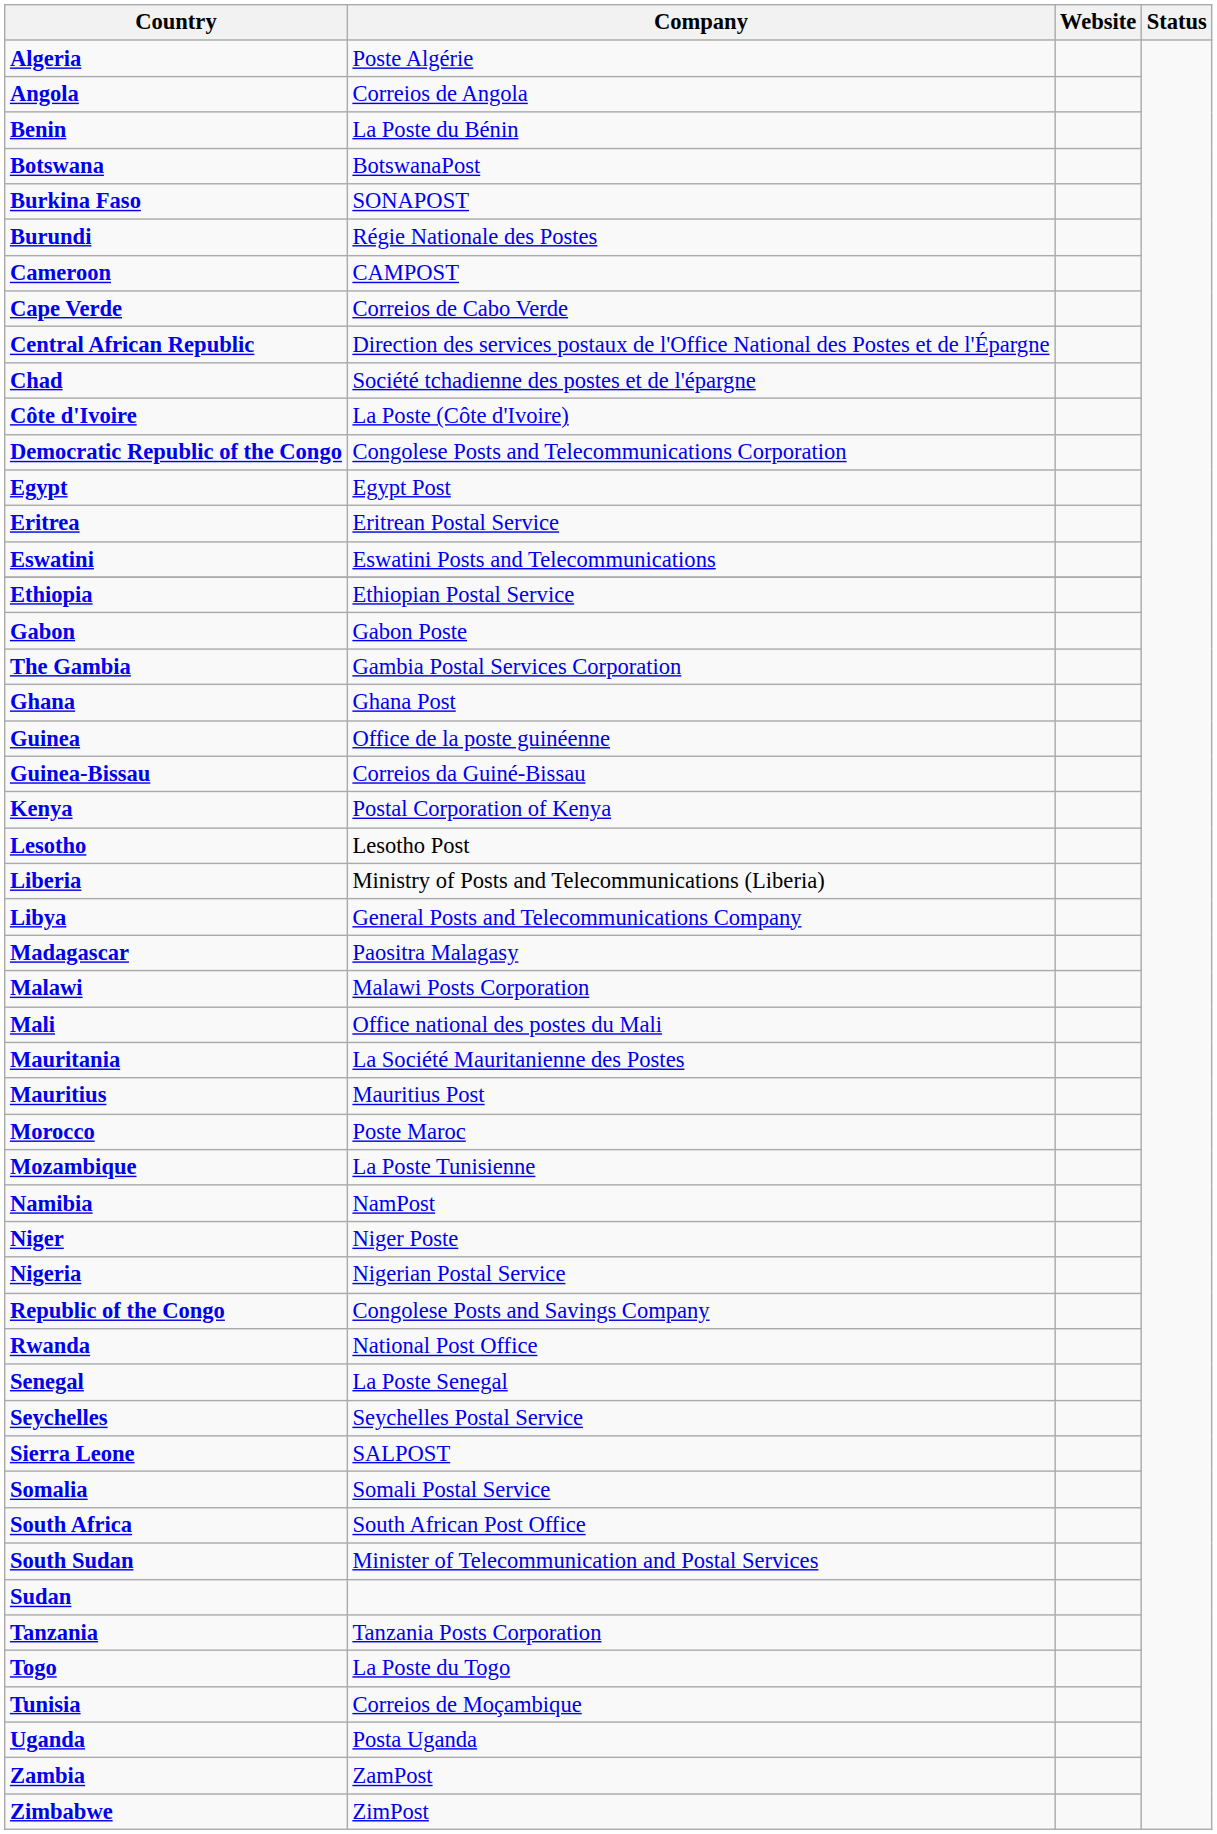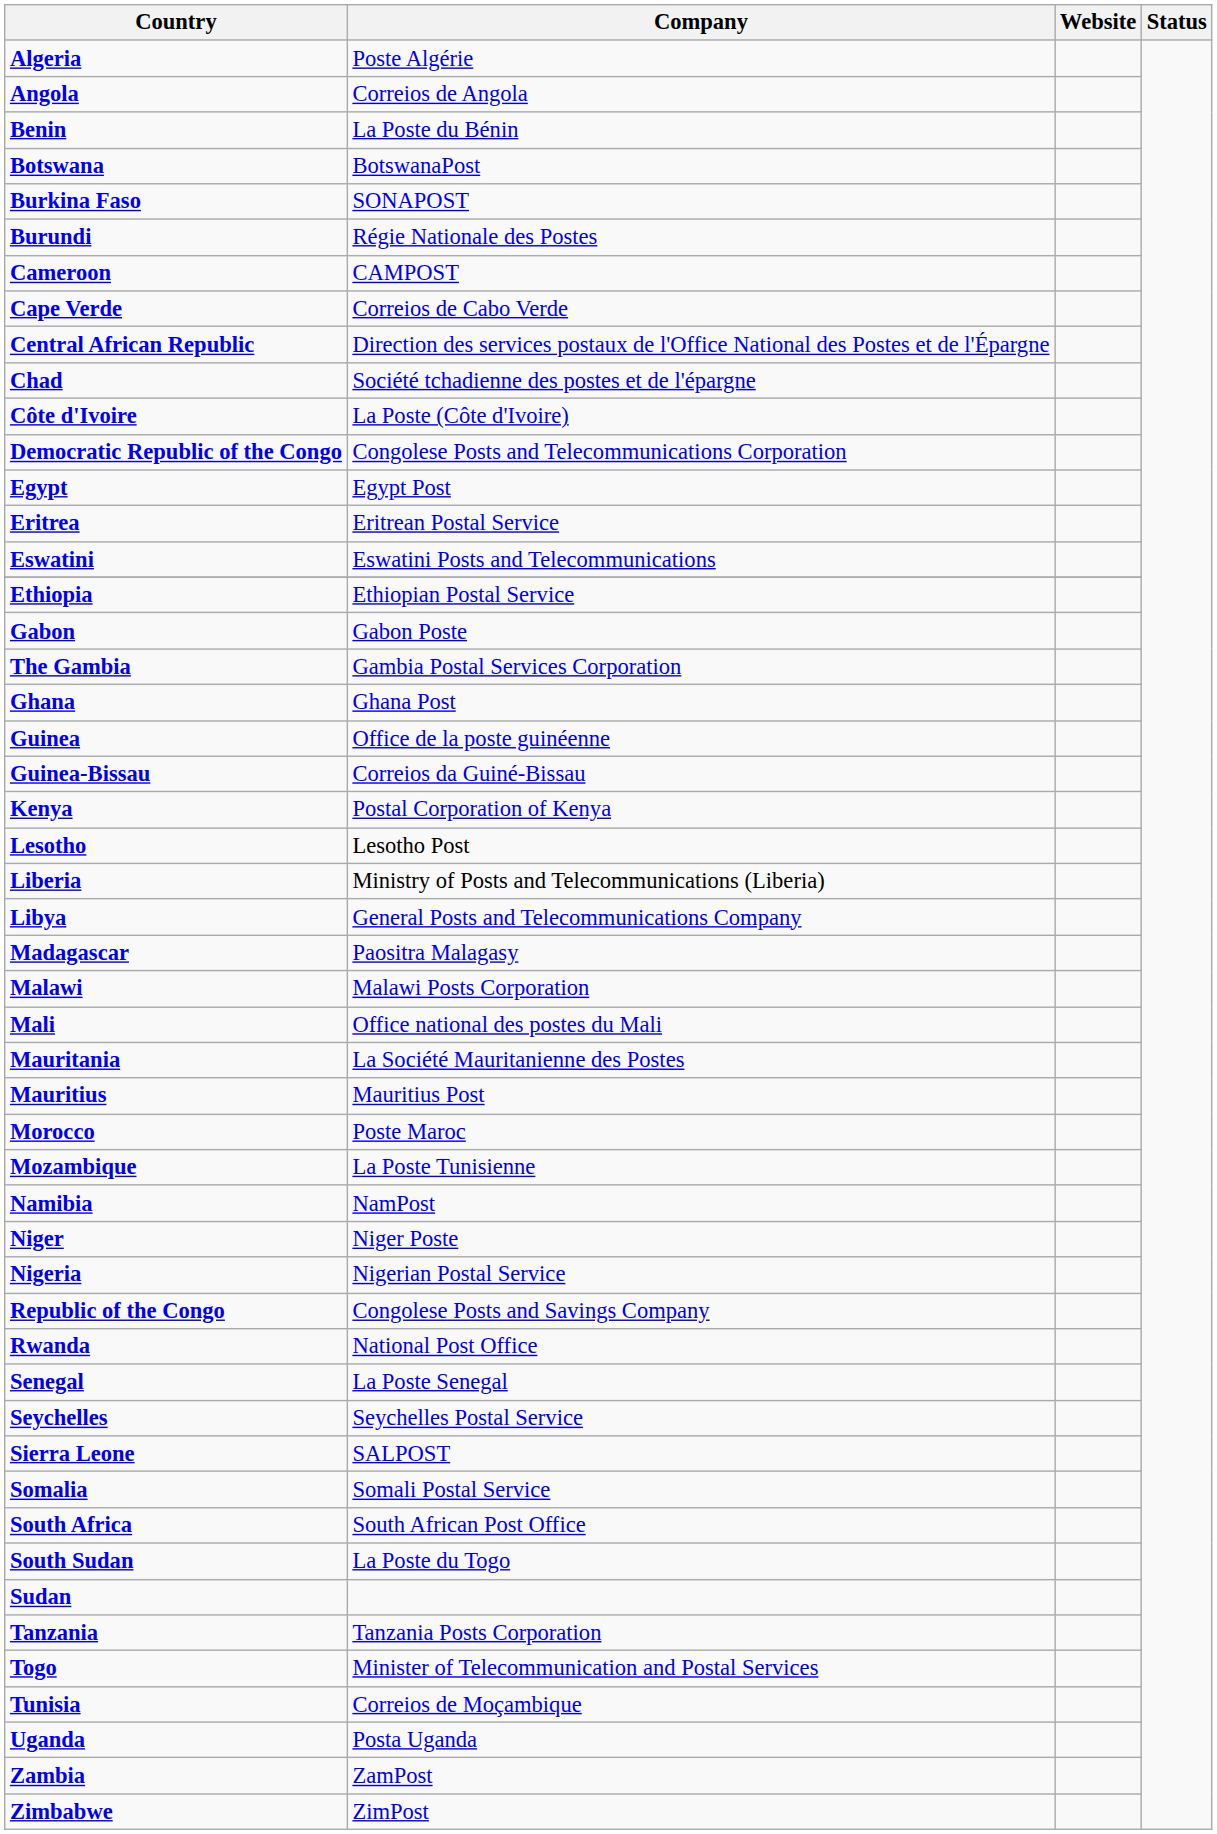(585, 1560) Minister of Telecommunication and Postal Services -> (431, 1560) La Poste du Togo
(431, 1668) La Poste du Togo -> (585, 1668) Minister of Telecommunication and Postal Services
